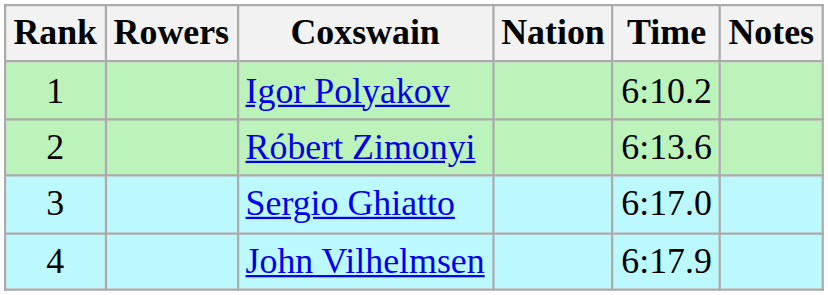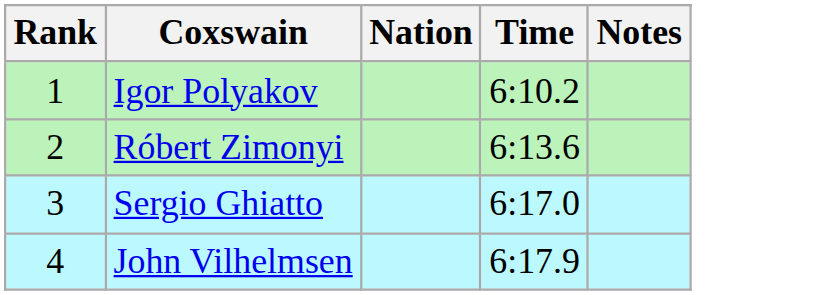- column: (171, 32)
